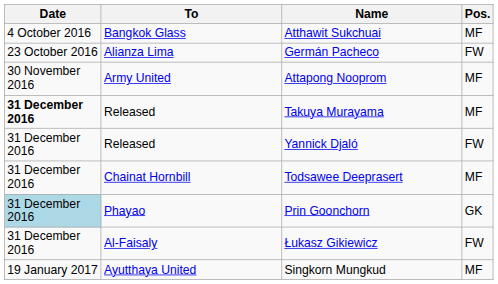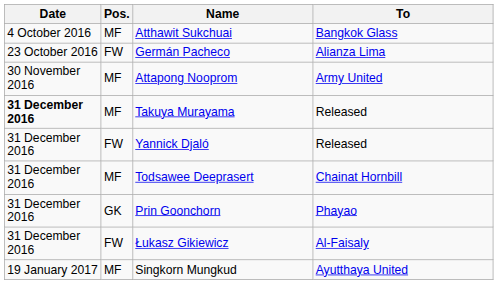columns swapped: (478, 14) <-> (191, 14)
(44, 210) lightblue background -> (44, 210) no background
